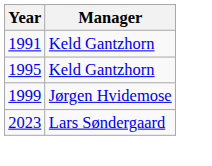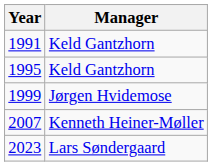+ row: (25, 122)
